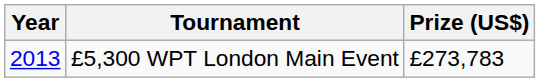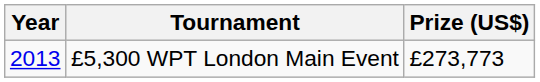(457, 58) £273,783 -> (457, 58) £273,773
